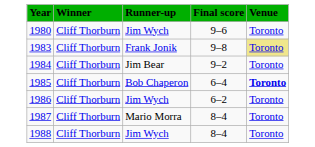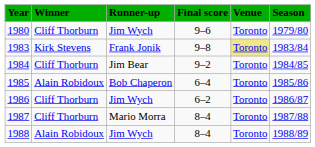+ column: (288, 13)
(88, 47) Cliff Thorburn -> (62, 47) Kirk Stevens
(88, 82) Cliff Thorburn -> (69, 82) Alain Robidoux
(268, 82) bold -> (250, 82) normal
(88, 133) Cliff Thorburn -> (69, 133) Alain Robidoux
